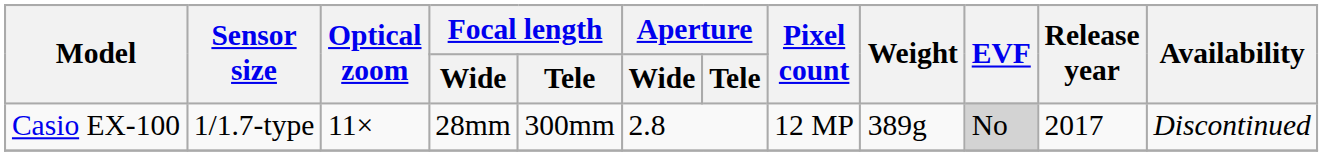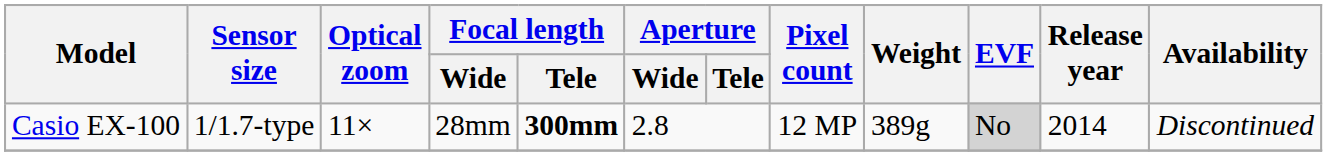(570, 126) normal -> (571, 126) bold
(1074, 126) 2017 -> (1077, 126) 2014
